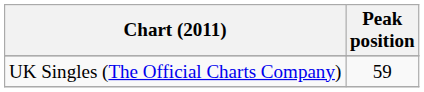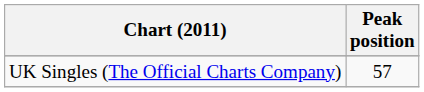(382, 71) 59 -> (382, 71) 57
